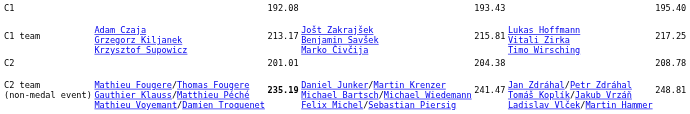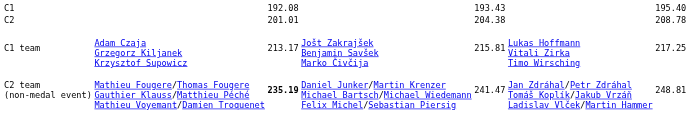rows swapped: (22, 35) <-> (9, 63)
